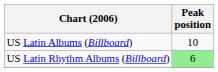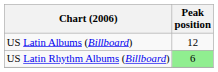(193, 42) 10 -> (193, 42) 12
